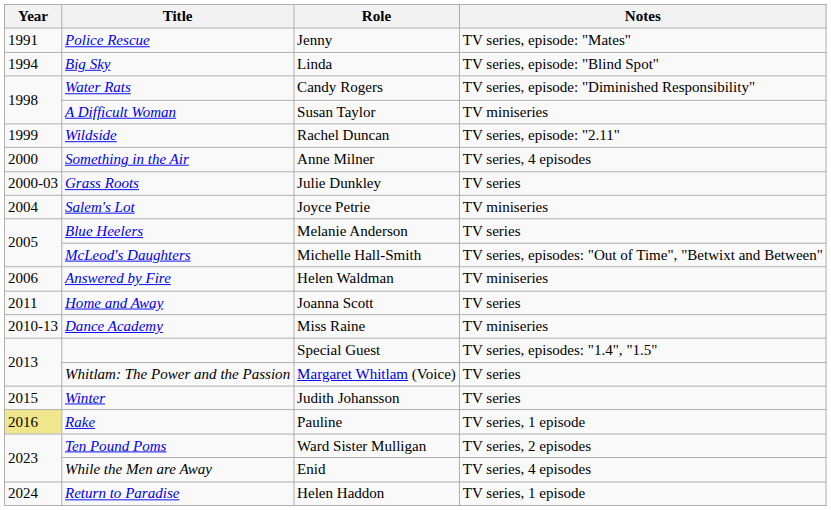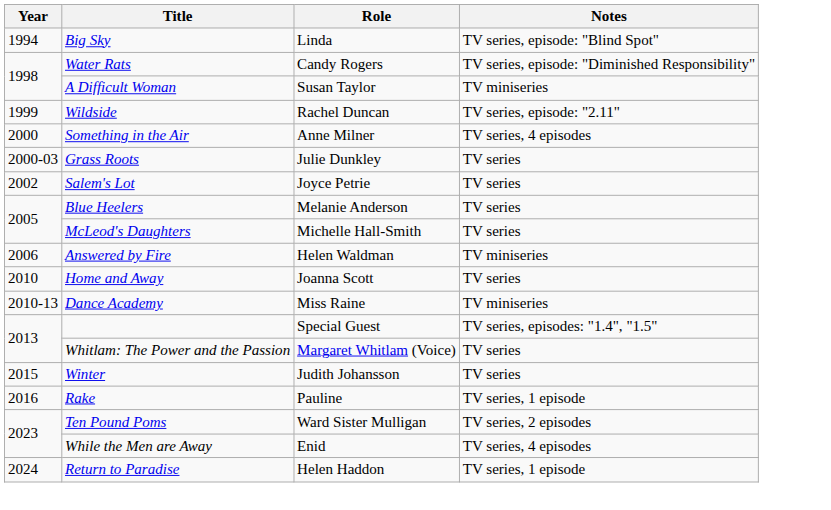- row: (107, 40)
(23, 207) 2004 -> (23, 183) 2002
(505, 207) TV miniseries -> (492, 183) TV series
(643, 254) TV series, episodes: "Out of Time", "Betwixt and Between" -> (492, 231) TV series
(23, 302) 2011 -> (23, 278) 2010
(23, 421) khaki background -> (23, 398) no background
